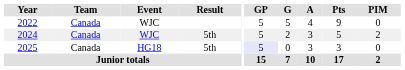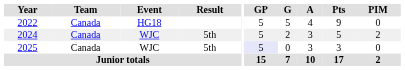(149, 22) WJC -> (149, 22) HG18
(149, 47) HG18 -> (149, 47) WJC
